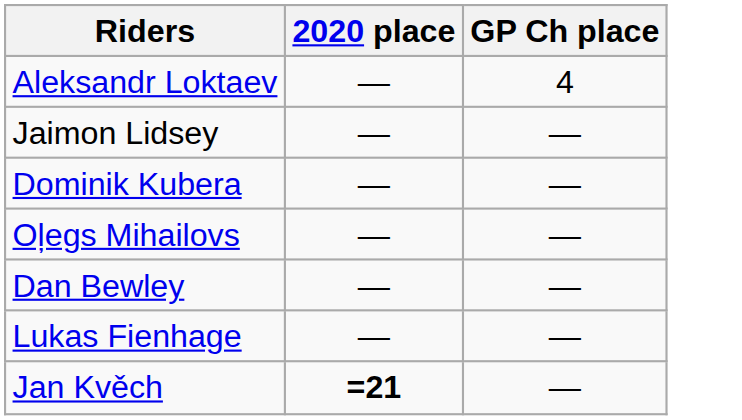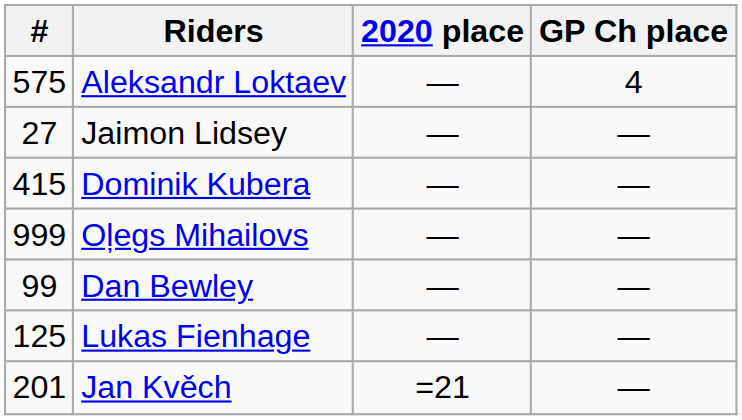+ column: (39, 31)
(374, 388) bold -> (443, 388) normal
